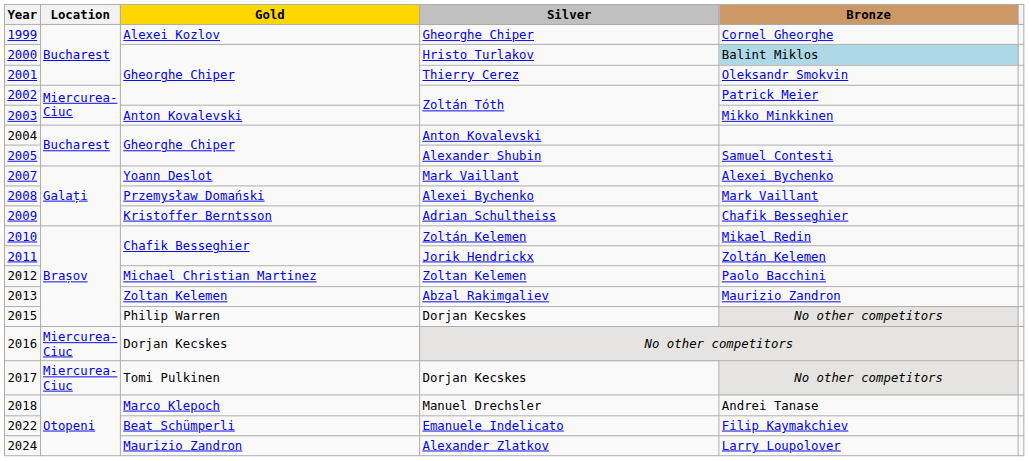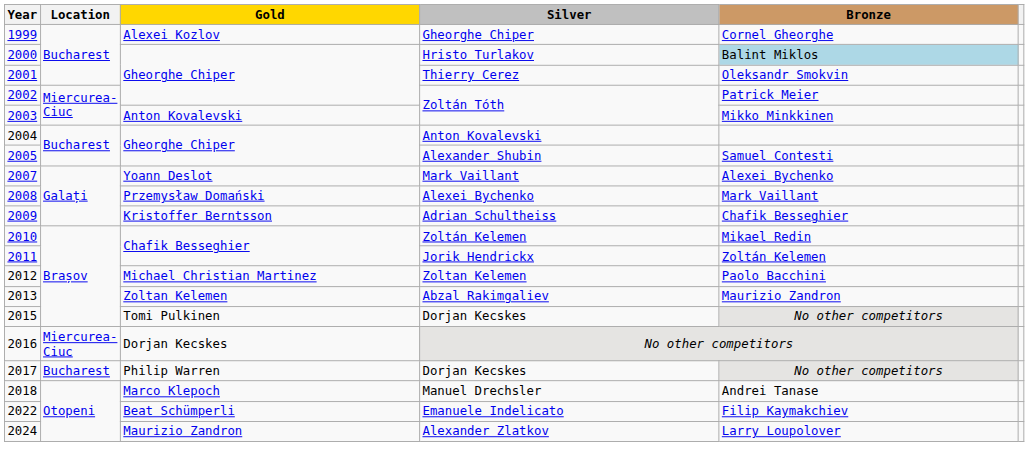(172, 316) Philip Warren -> (172, 316) Tomi Pulkinen
(80, 378) Miercurea-Ciuc -> (77, 371) Bucharest
(172, 378) Tomi Pulkinen -> (172, 371) Philip Warren
